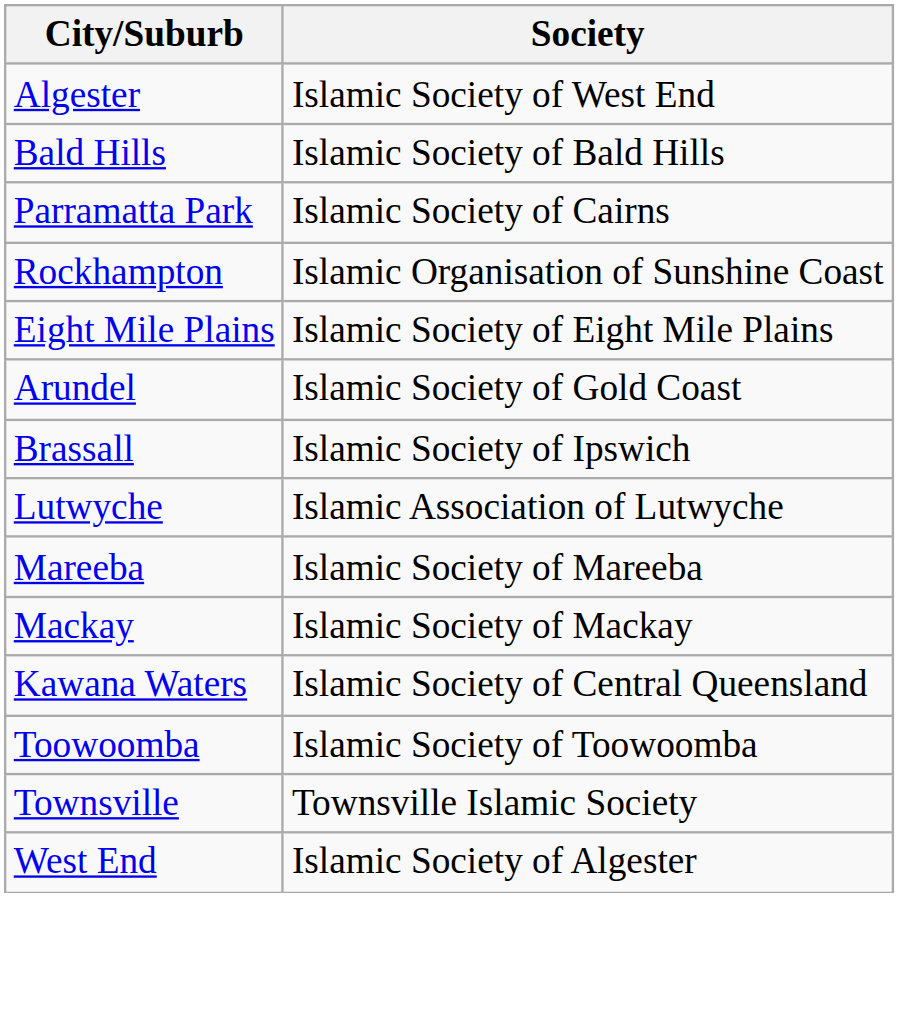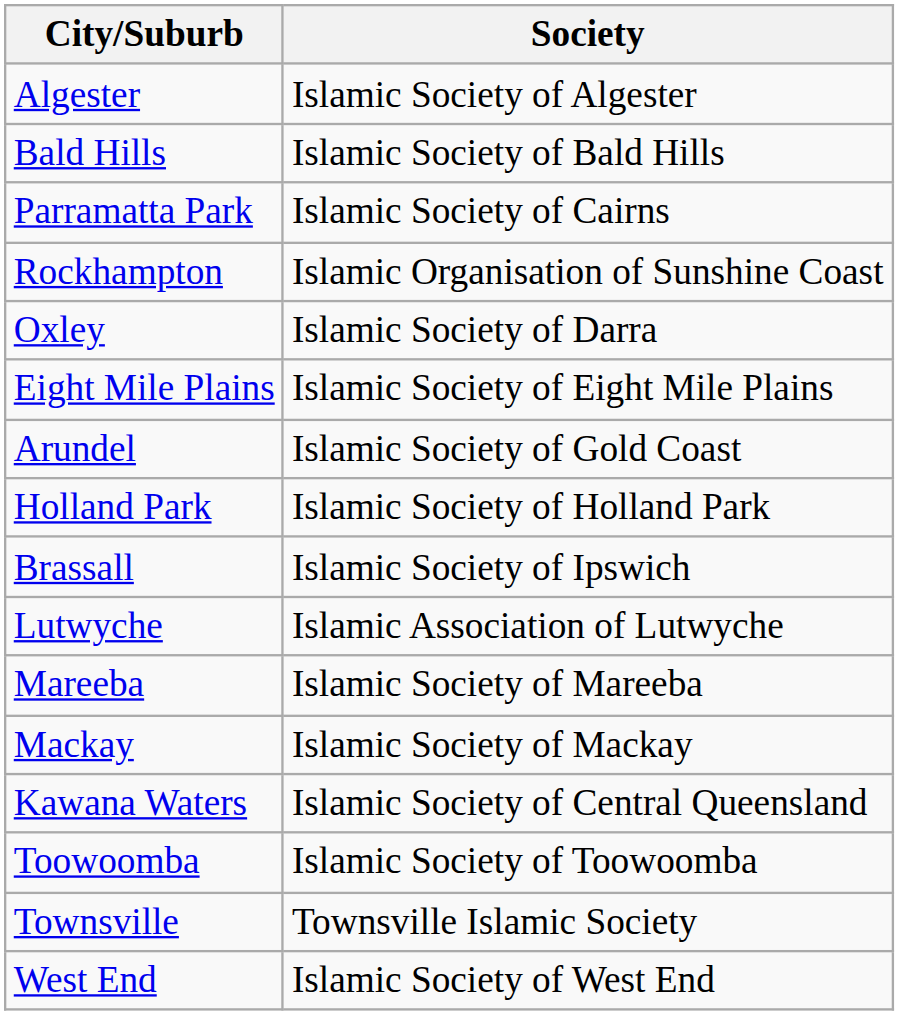(503, 93) Islamic Society of West End -> (494, 93) Islamic Society of Algester
+ row: (59, 329)
+ row: (113, 507)
(494, 861) Islamic Society of Algester -> (503, 980) Islamic Society of West End
